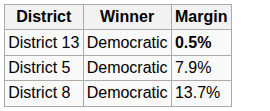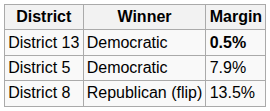(127, 93) Democratic -> (144, 93) Republican (flip)
(198, 93) 13.7% -> (232, 93) 13.5%
